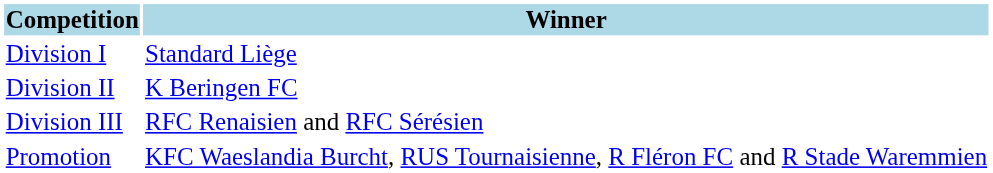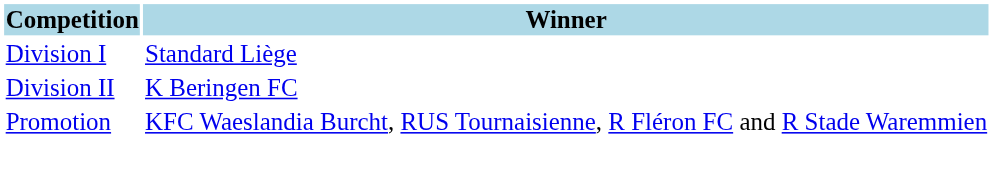- row: (64, 122)
